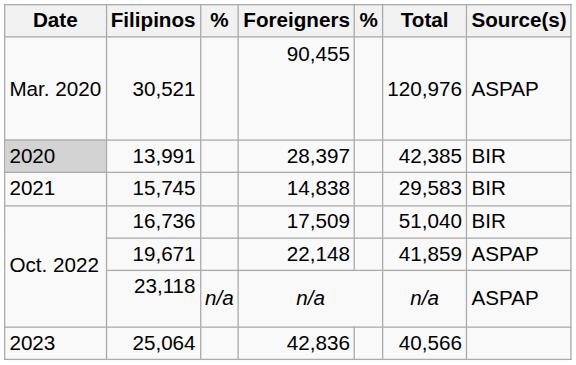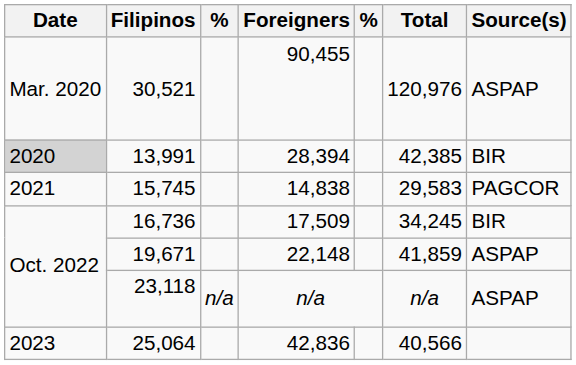(318, 155) 28,397 -> (318, 155) 28,394
(489, 188) BIR -> (515, 188) PAGCOR
(430, 221) 51,040 -> (430, 221) 34,245
